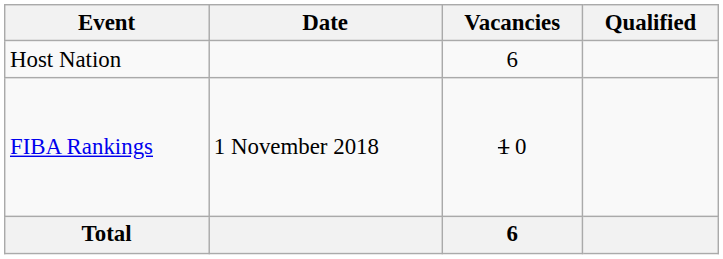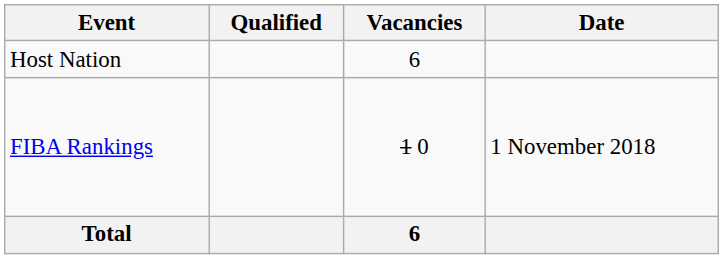columns swapped: (325, 22) <-> (651, 22)
